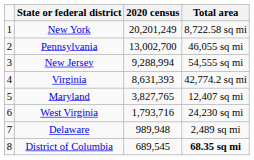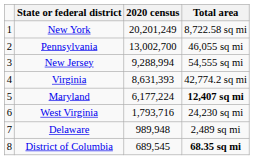(153, 96) 3,827,765 -> (153, 96) 6,177,224
(216, 96) normal -> (216, 96) bold
